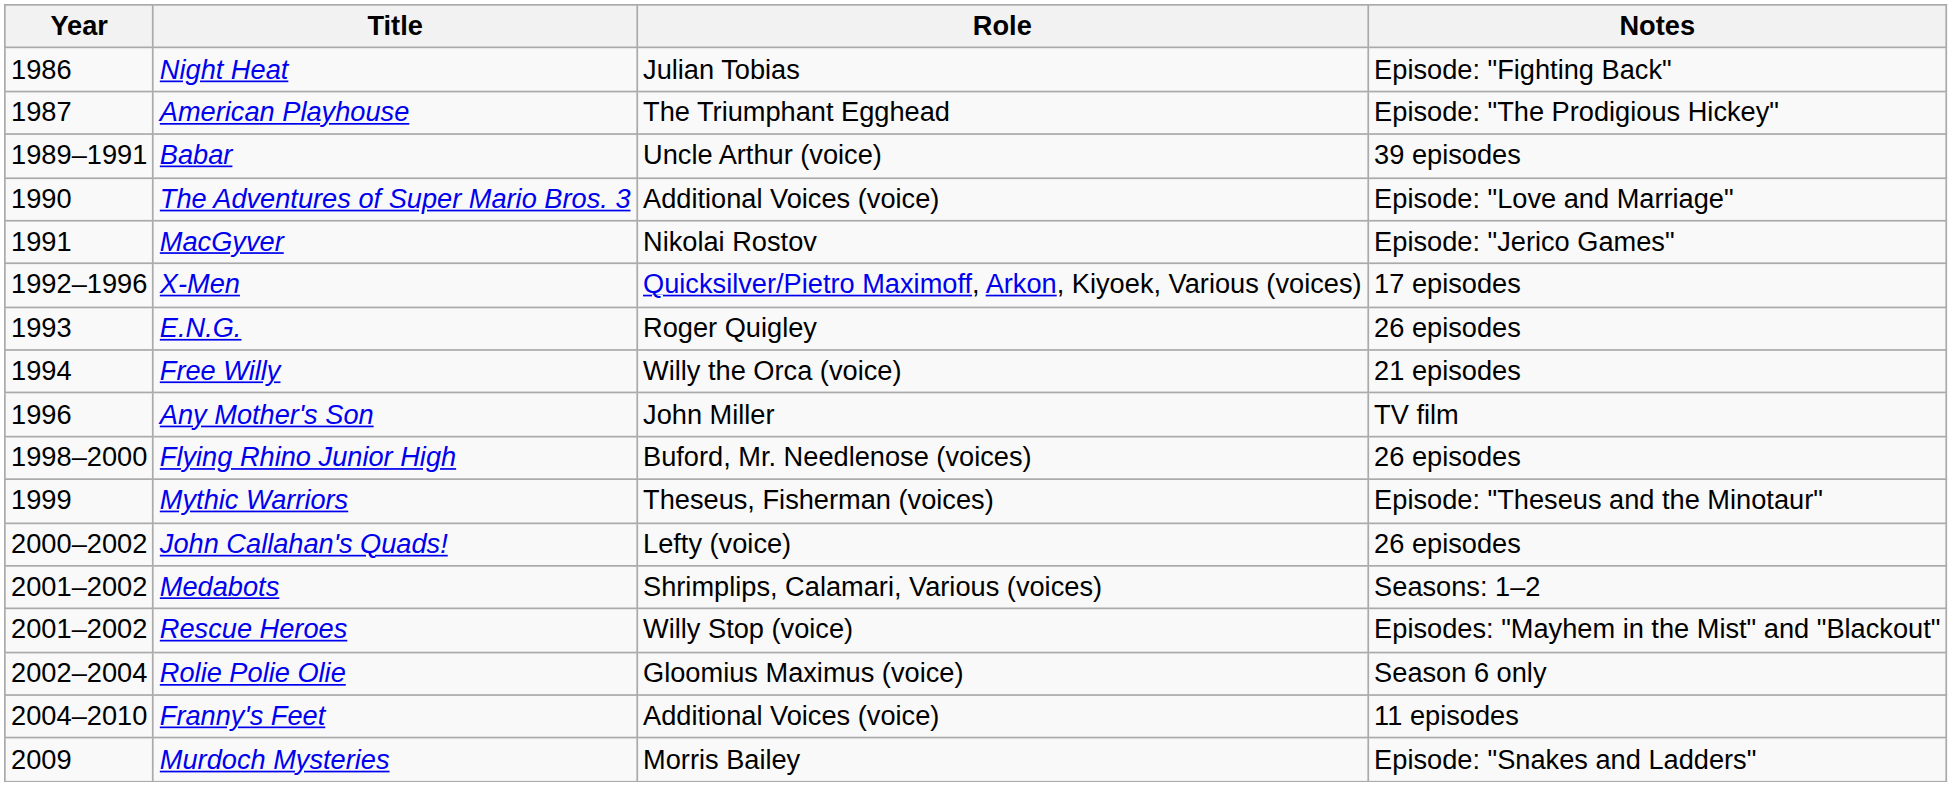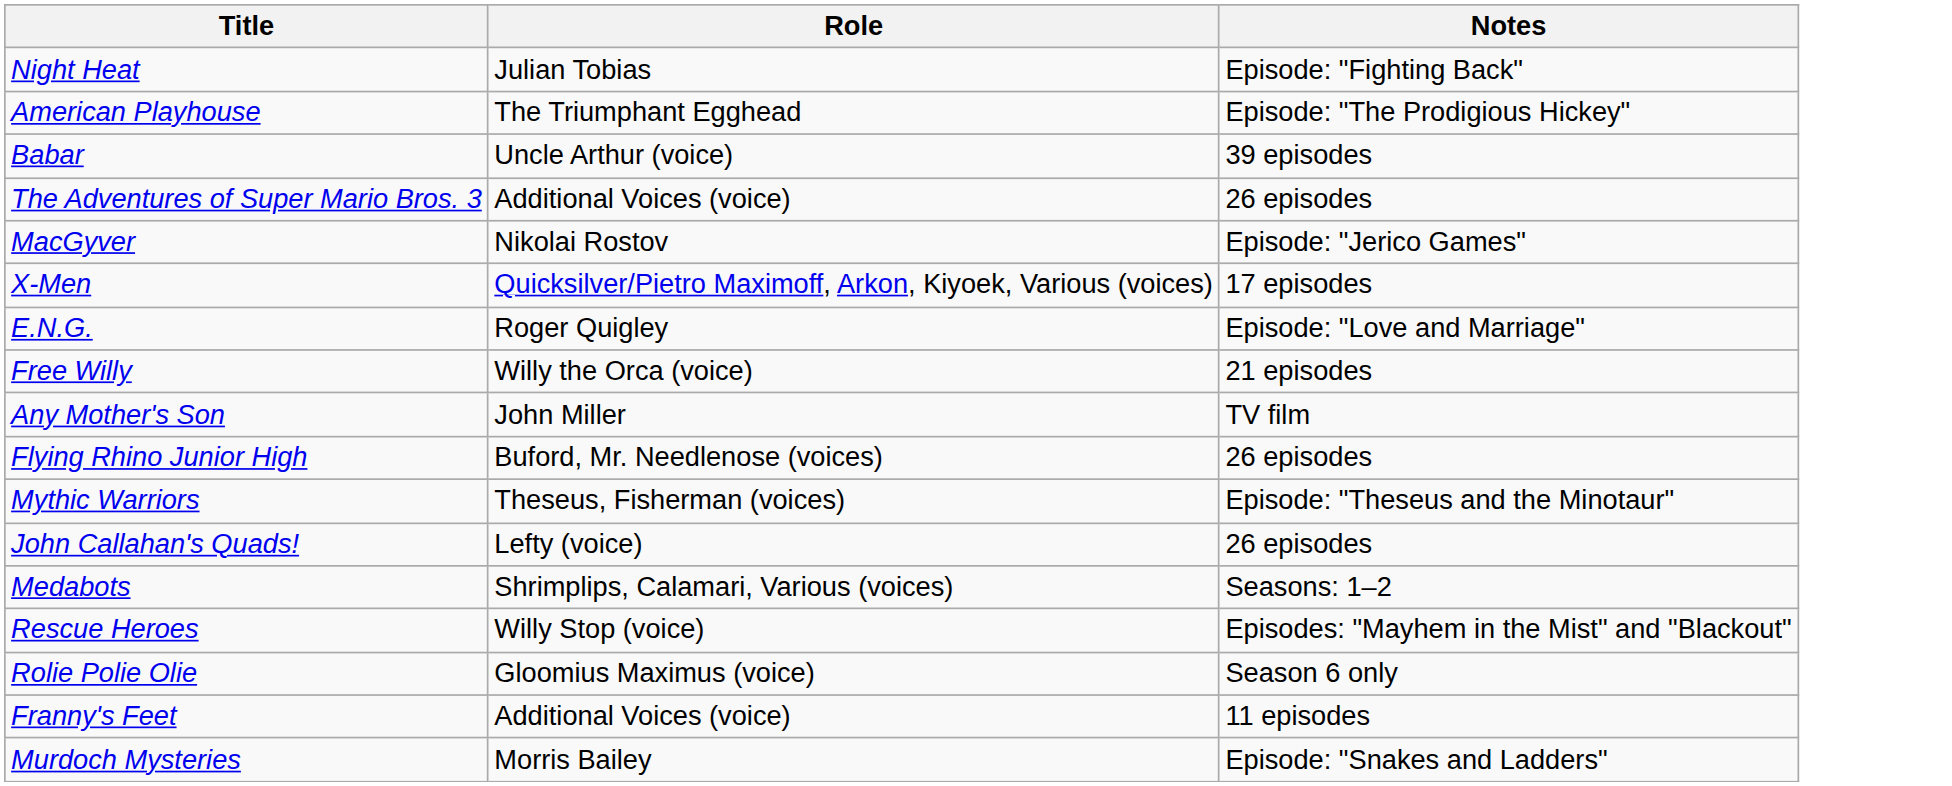- column: (79, 26)
(1554, 198) Episode: "Love and Marriage" -> (1299, 198) 26 episodes
(1447, 328) 26 episodes -> (1405, 328) Episode: "Love and Marriage"
